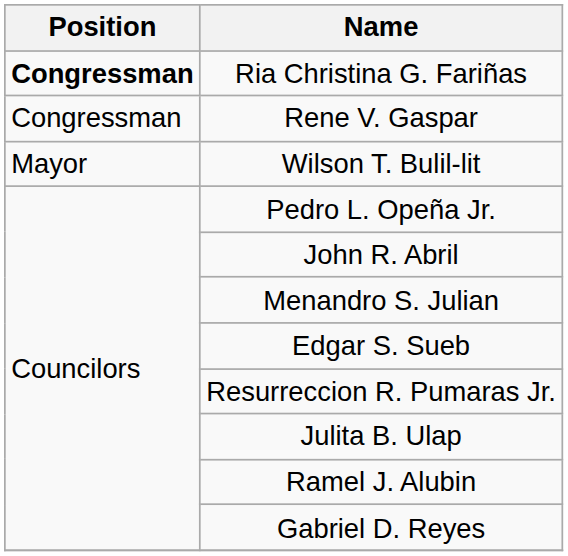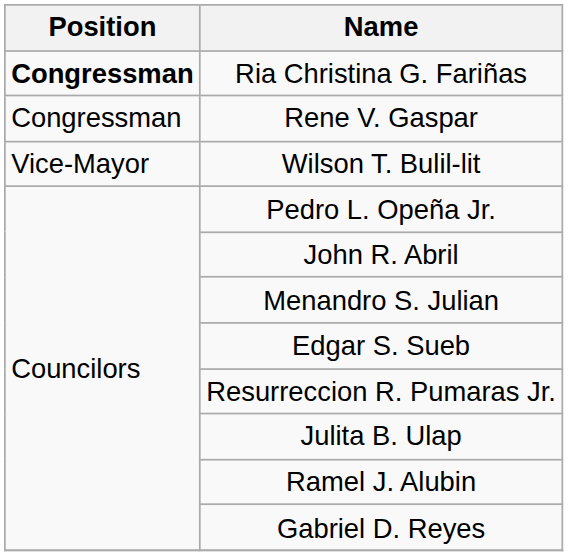(49, 164) Mayor -> (80, 164) Vice-Mayor
